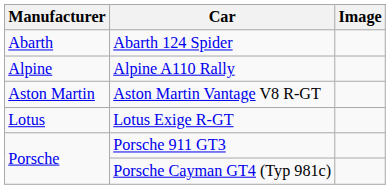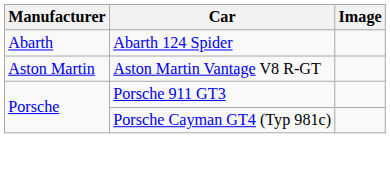- row: (174, 68)
- row: (173, 119)
